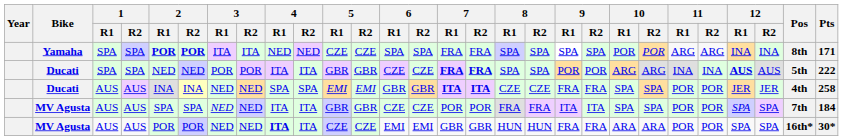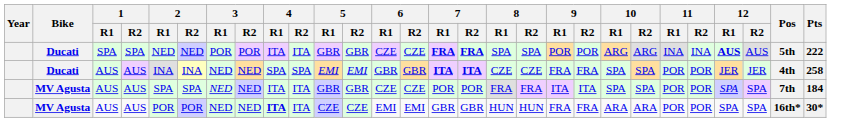- row: (63, 51)
